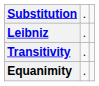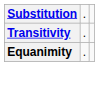- row: (28, 33)
